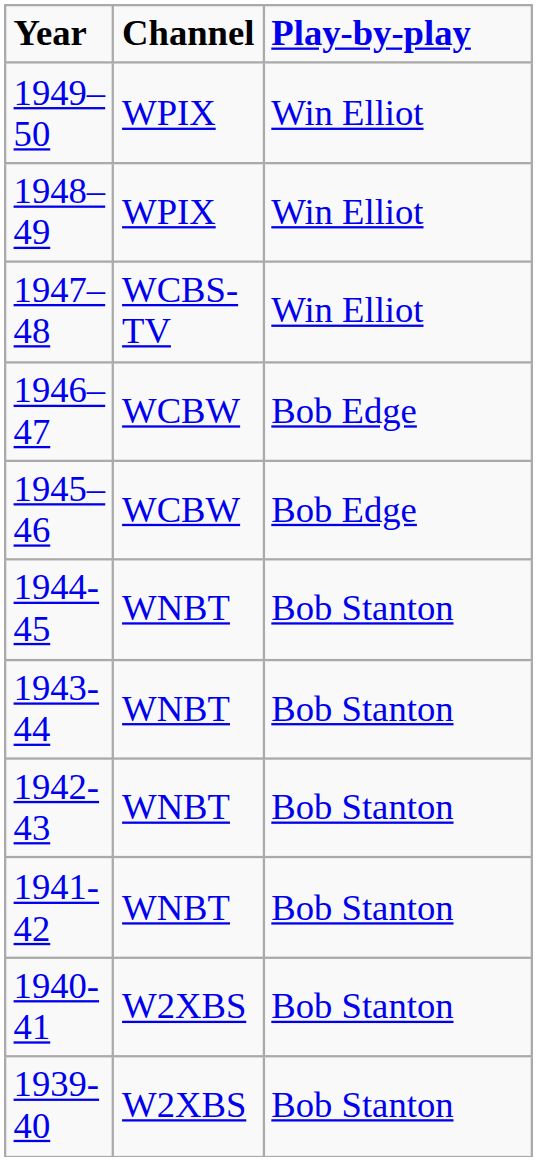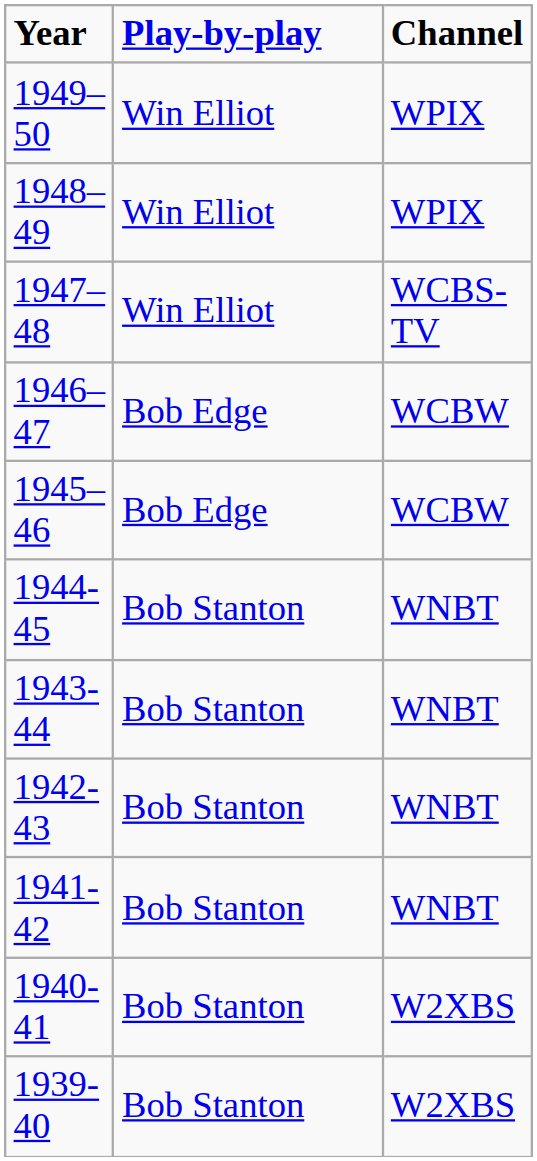columns swapped: (188, 33) <-> (371, 33)
